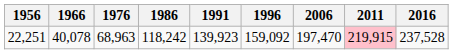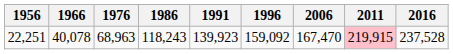(164, 37) 118,242 -> (164, 37) 118,243
(319, 37) 197,470 -> (319, 37) 167,470
